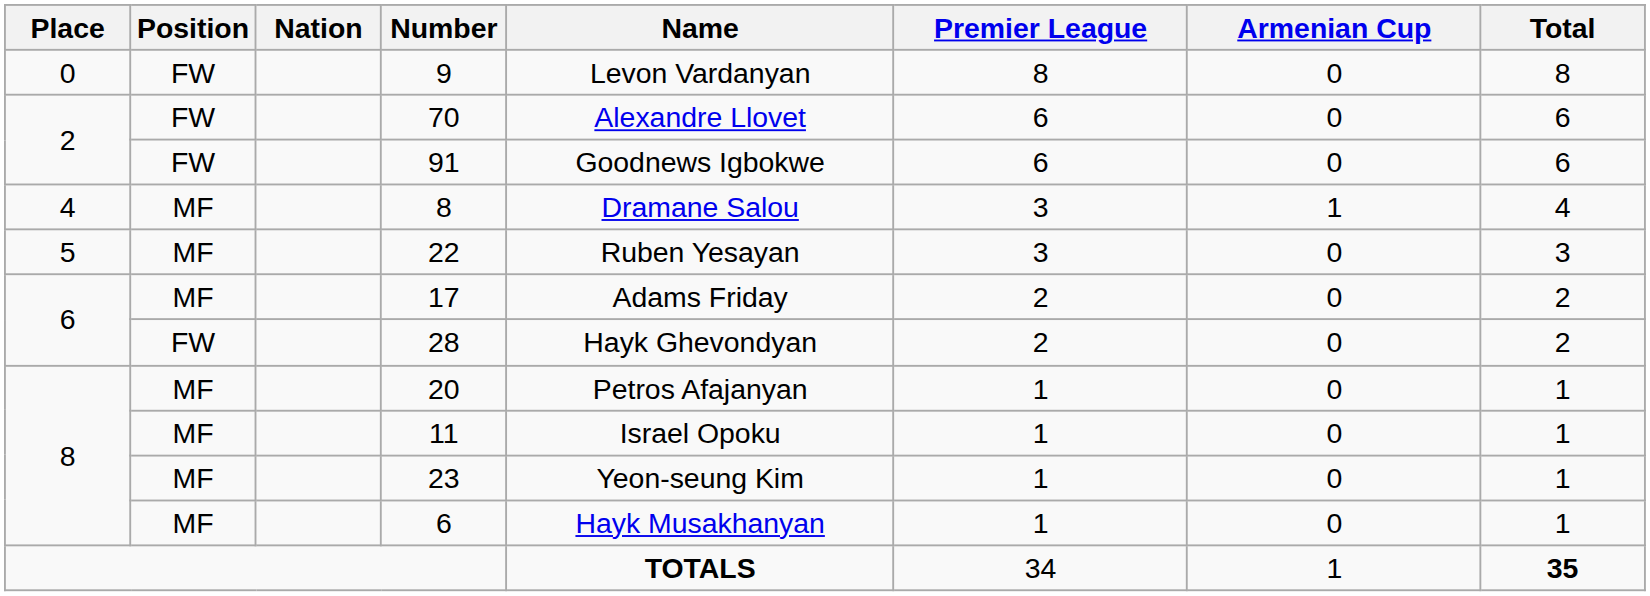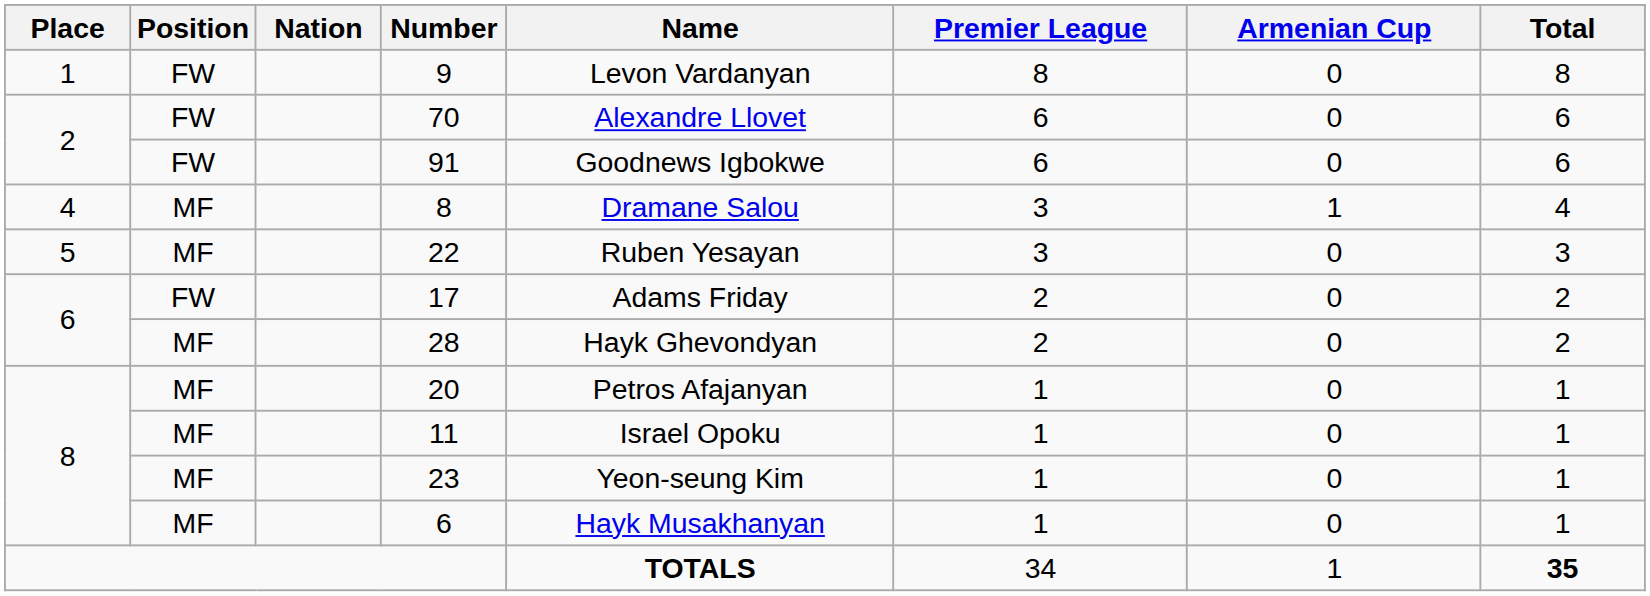(68, 73) 0 -> (68, 73) 1
(193, 298) MF -> (193, 298) FW
(193, 343) FW -> (193, 343) MF
